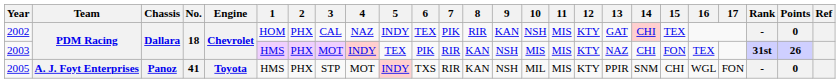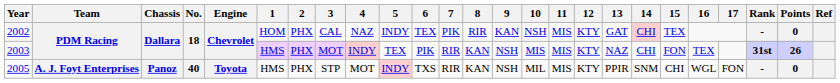(194, 68) 41 -> (194, 68) 40
